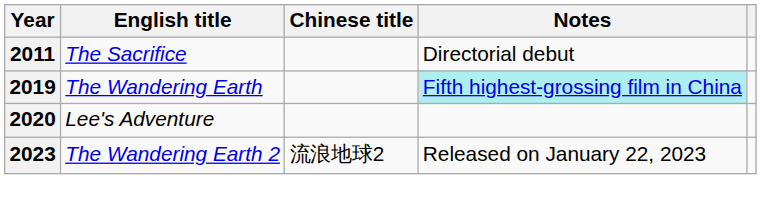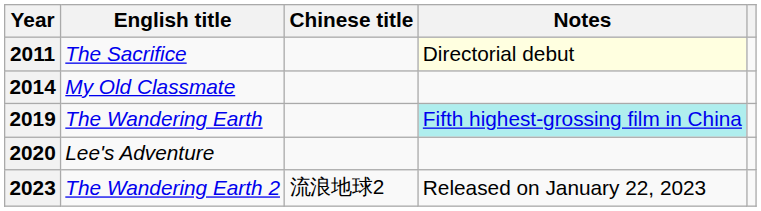(499, 53) no background -> (499, 53) lightyellow background
+ row: (33, 86)
